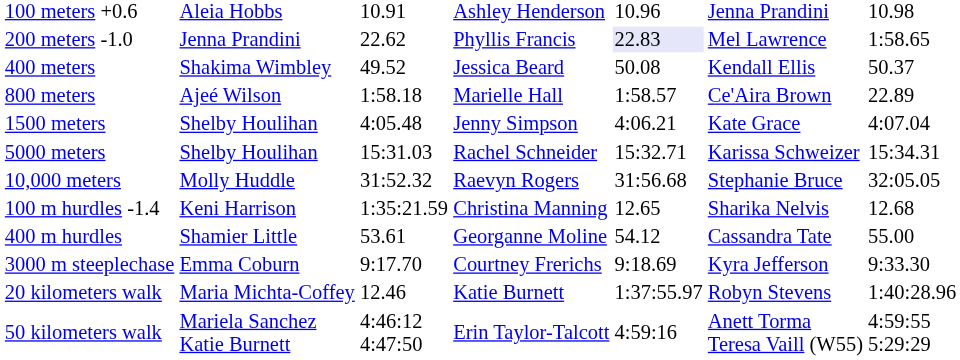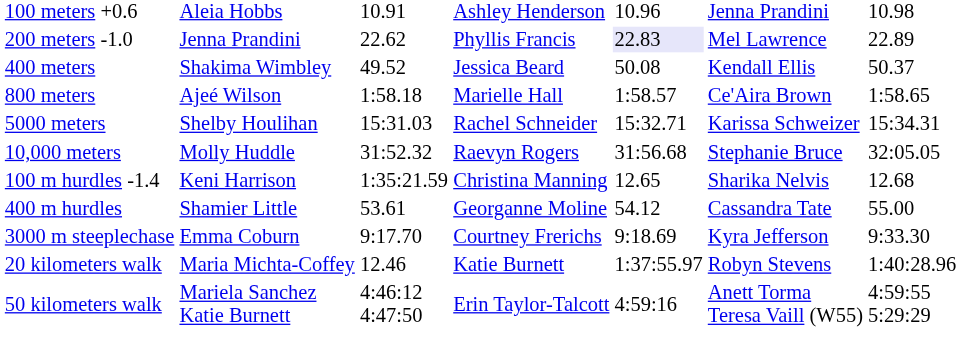(899, 39) 1:58.65 -> (891, 39) 22.89
(891, 95) 22.89 -> (899, 95) 1:58.65
- row: (55, 123)
